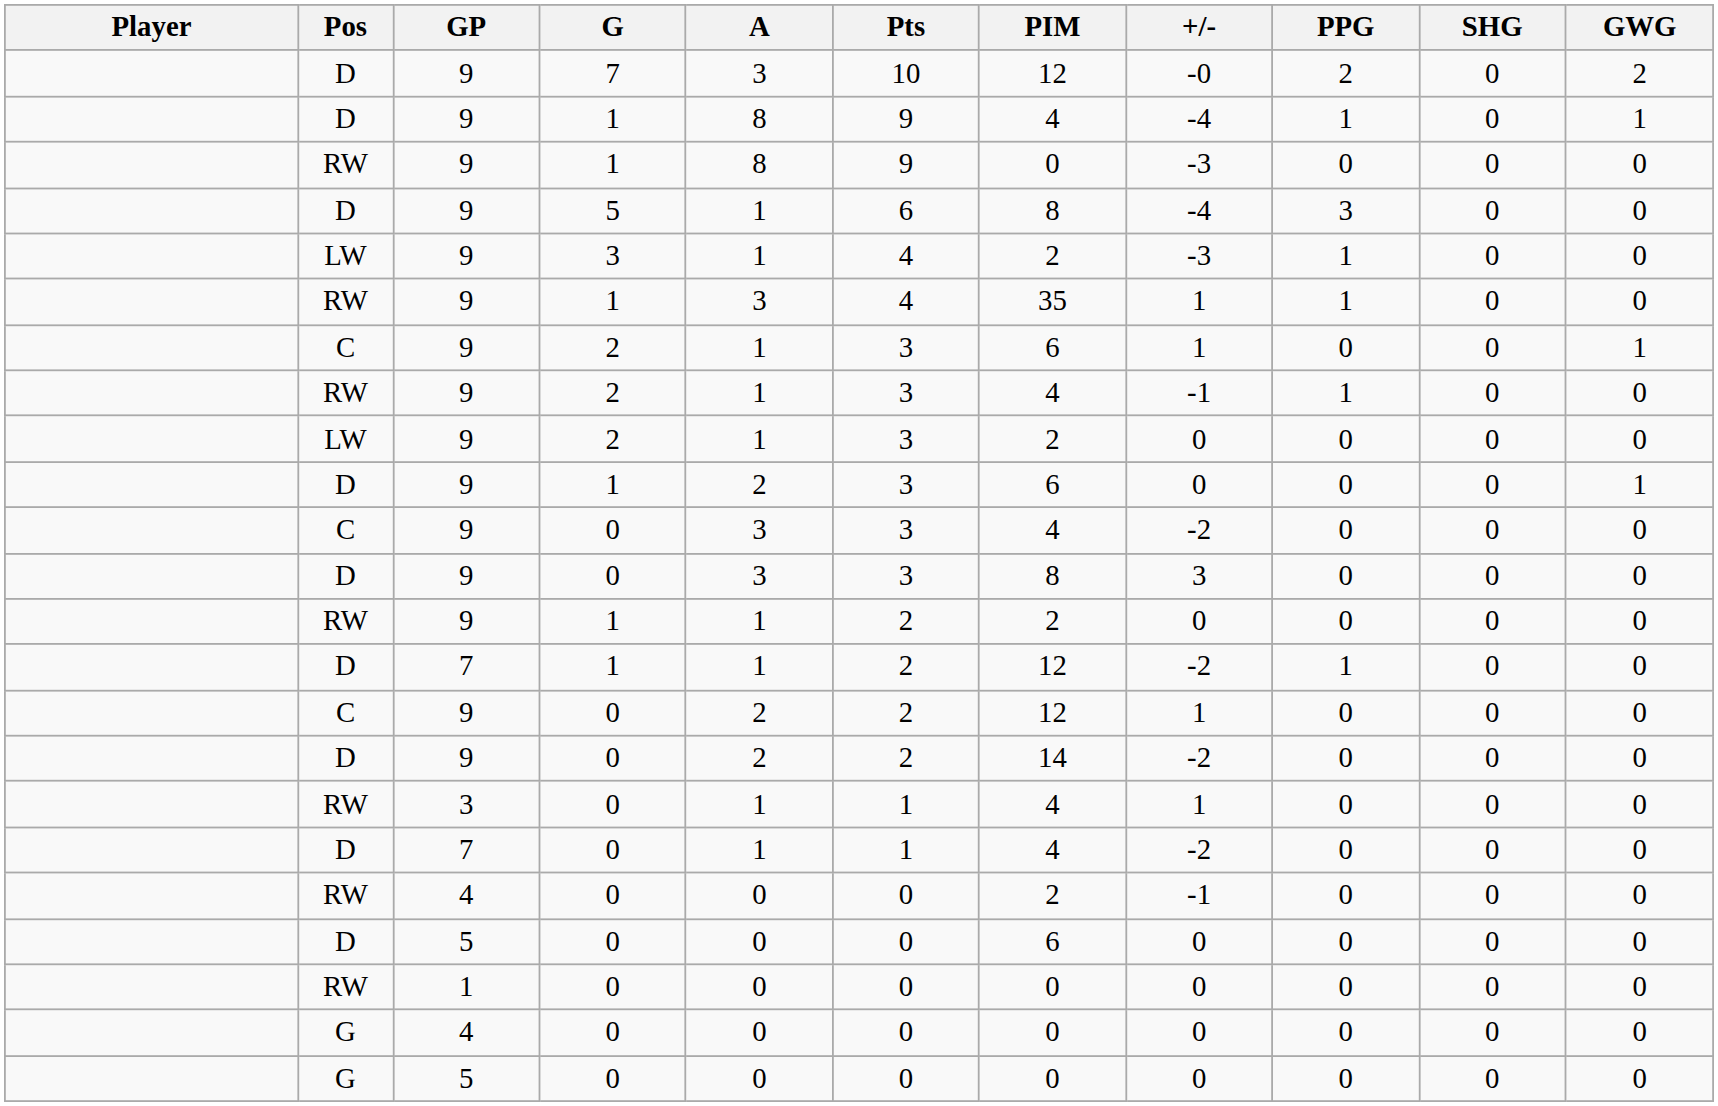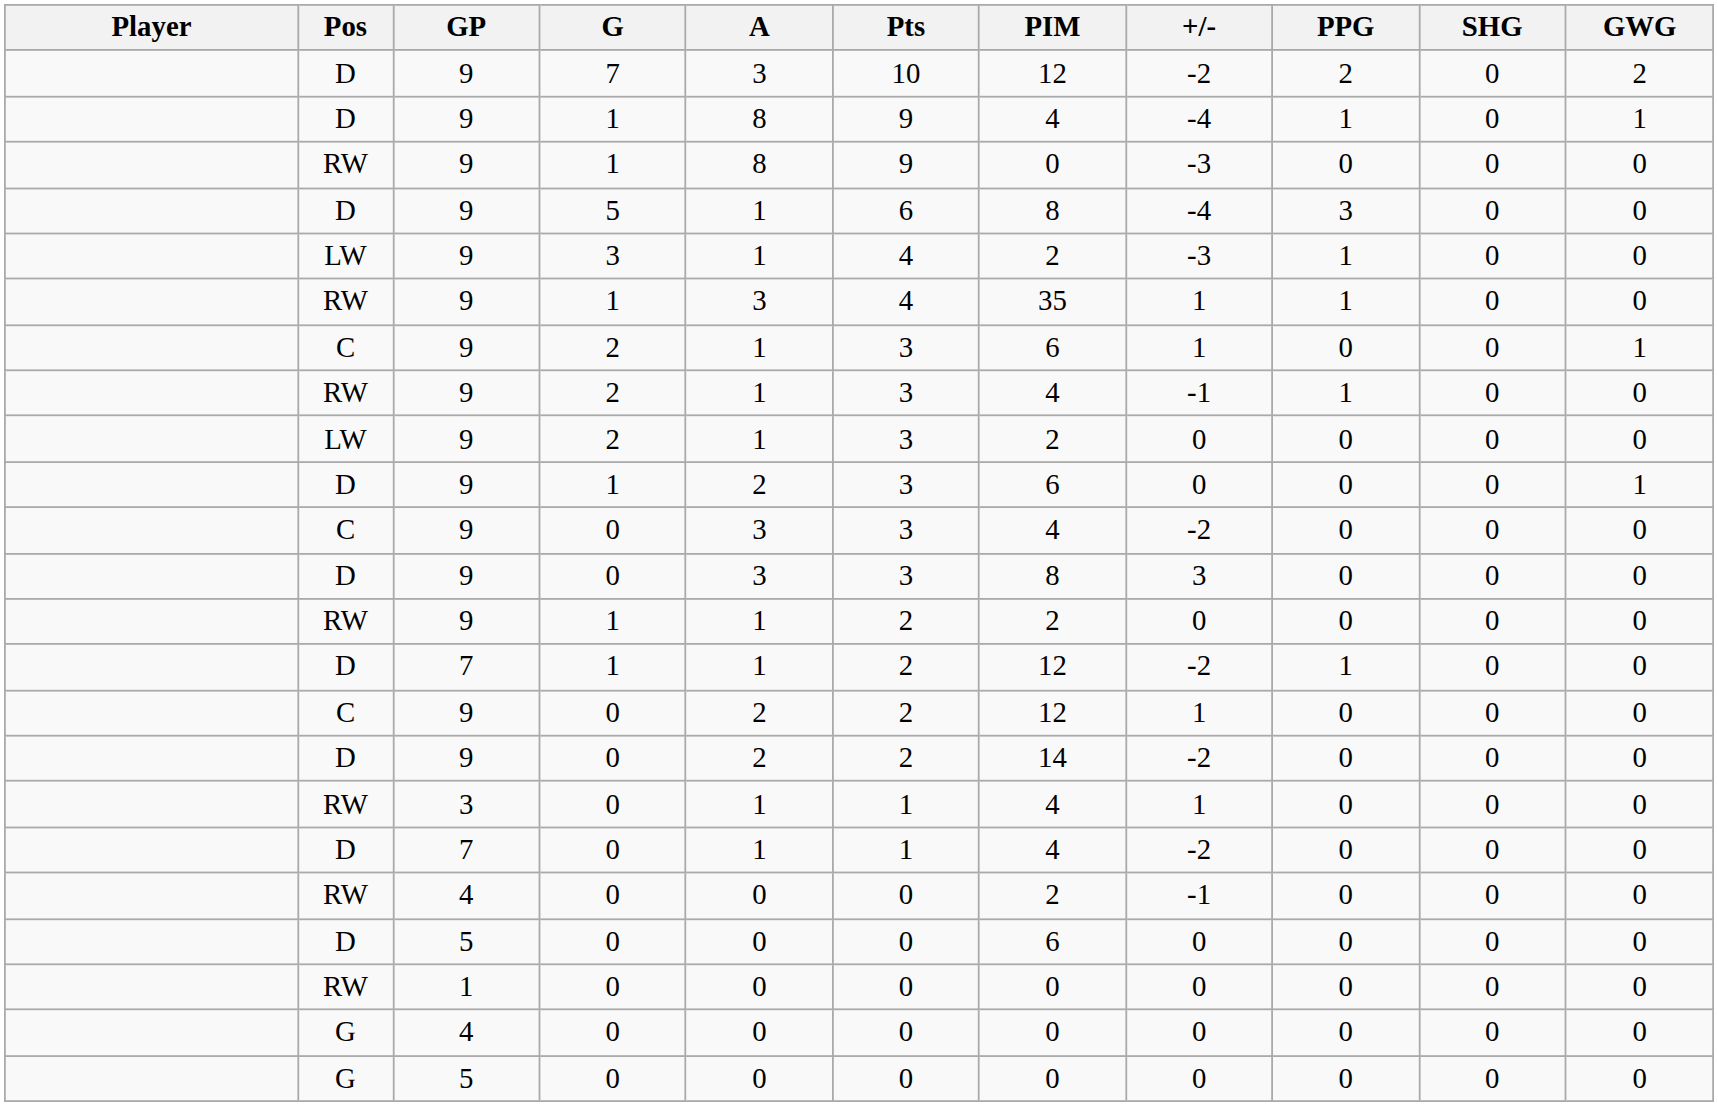(1199, 73) -0 -> (1199, 73) -2
